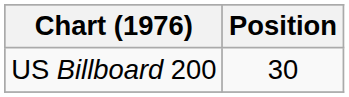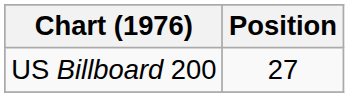(283, 69) 30 -> (283, 69) 27
